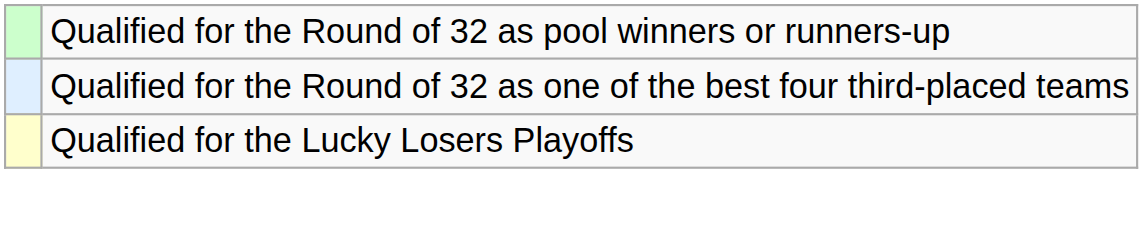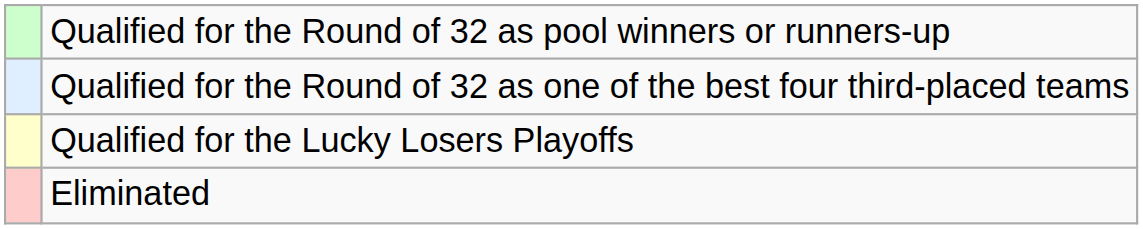+ row: (130, 194)
